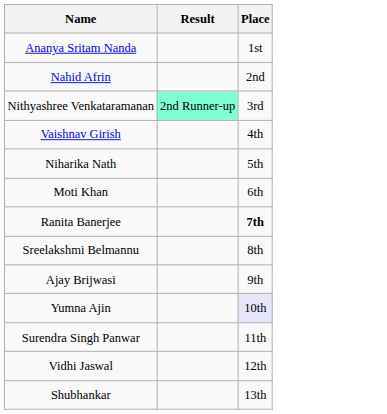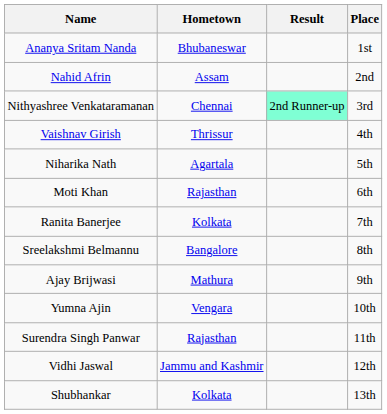+ column: (212, 19)
(255, 221) bold -> (365, 221) normal
(255, 308) lavender background -> (365, 308) no background
